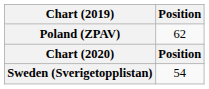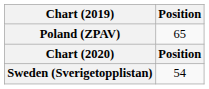(180, 34) 62 -> (180, 34) 65
